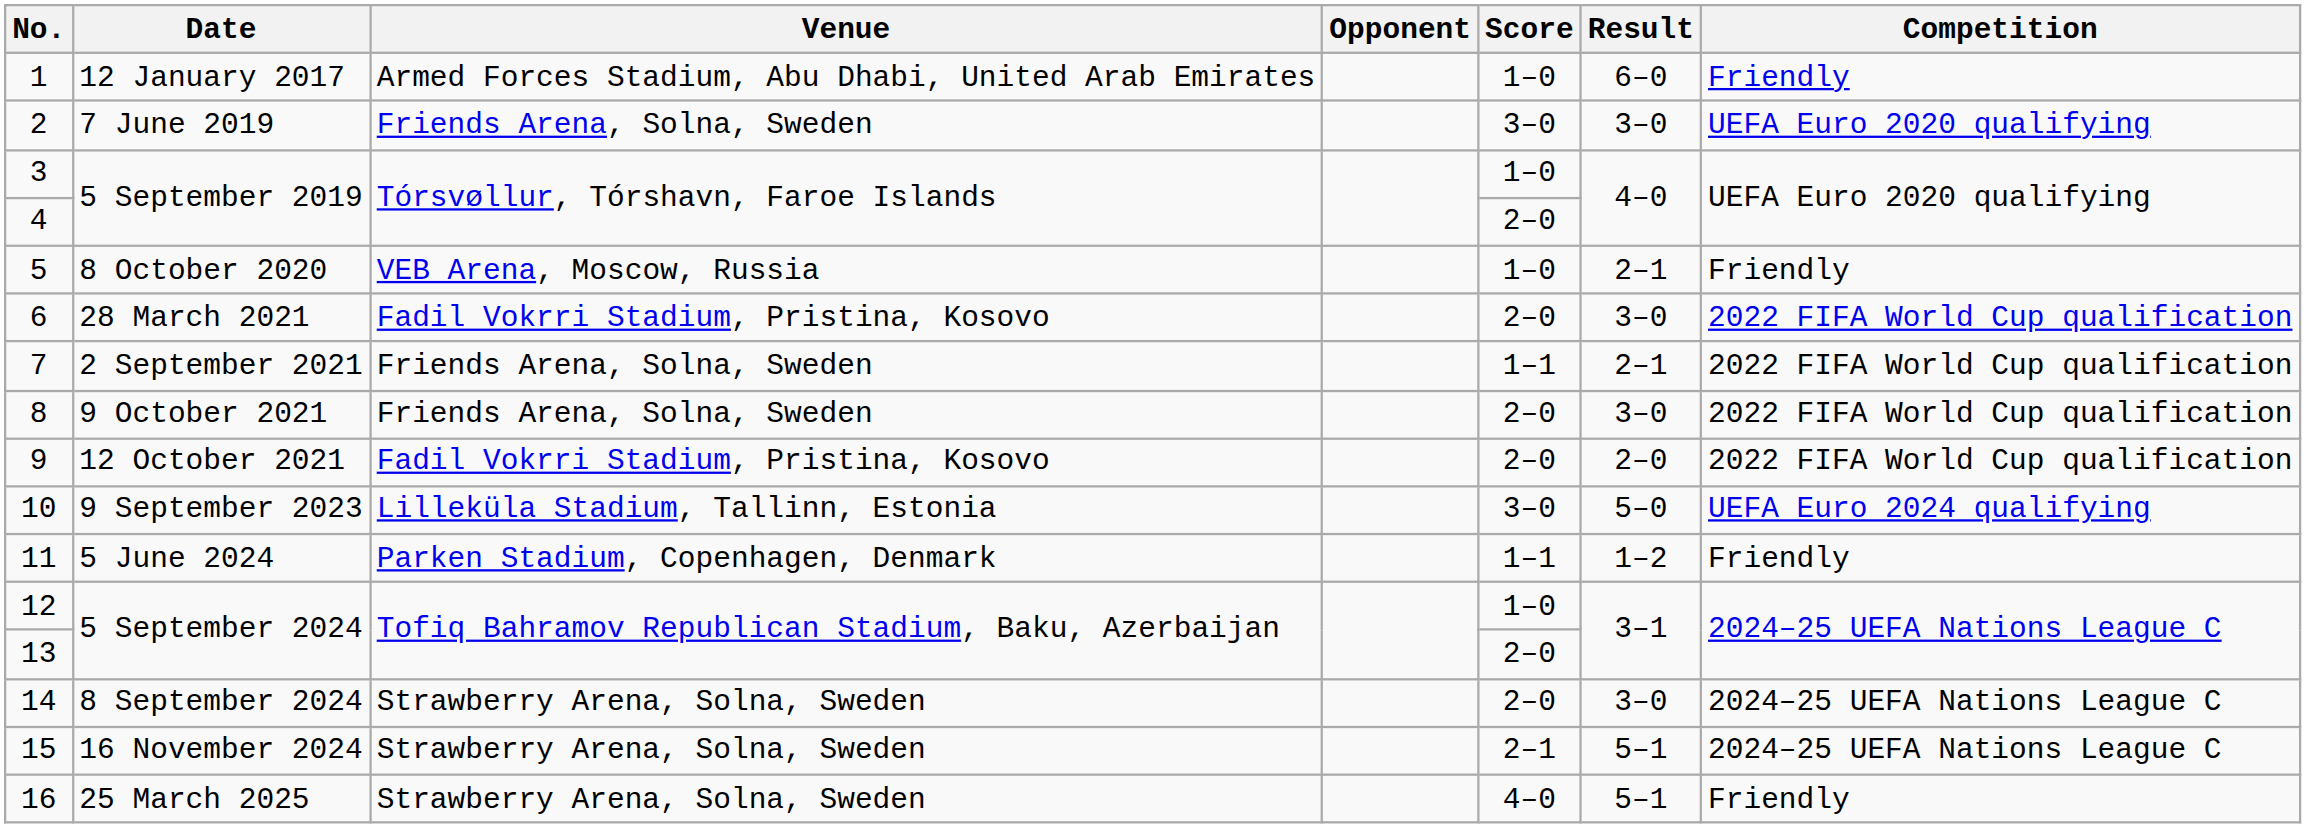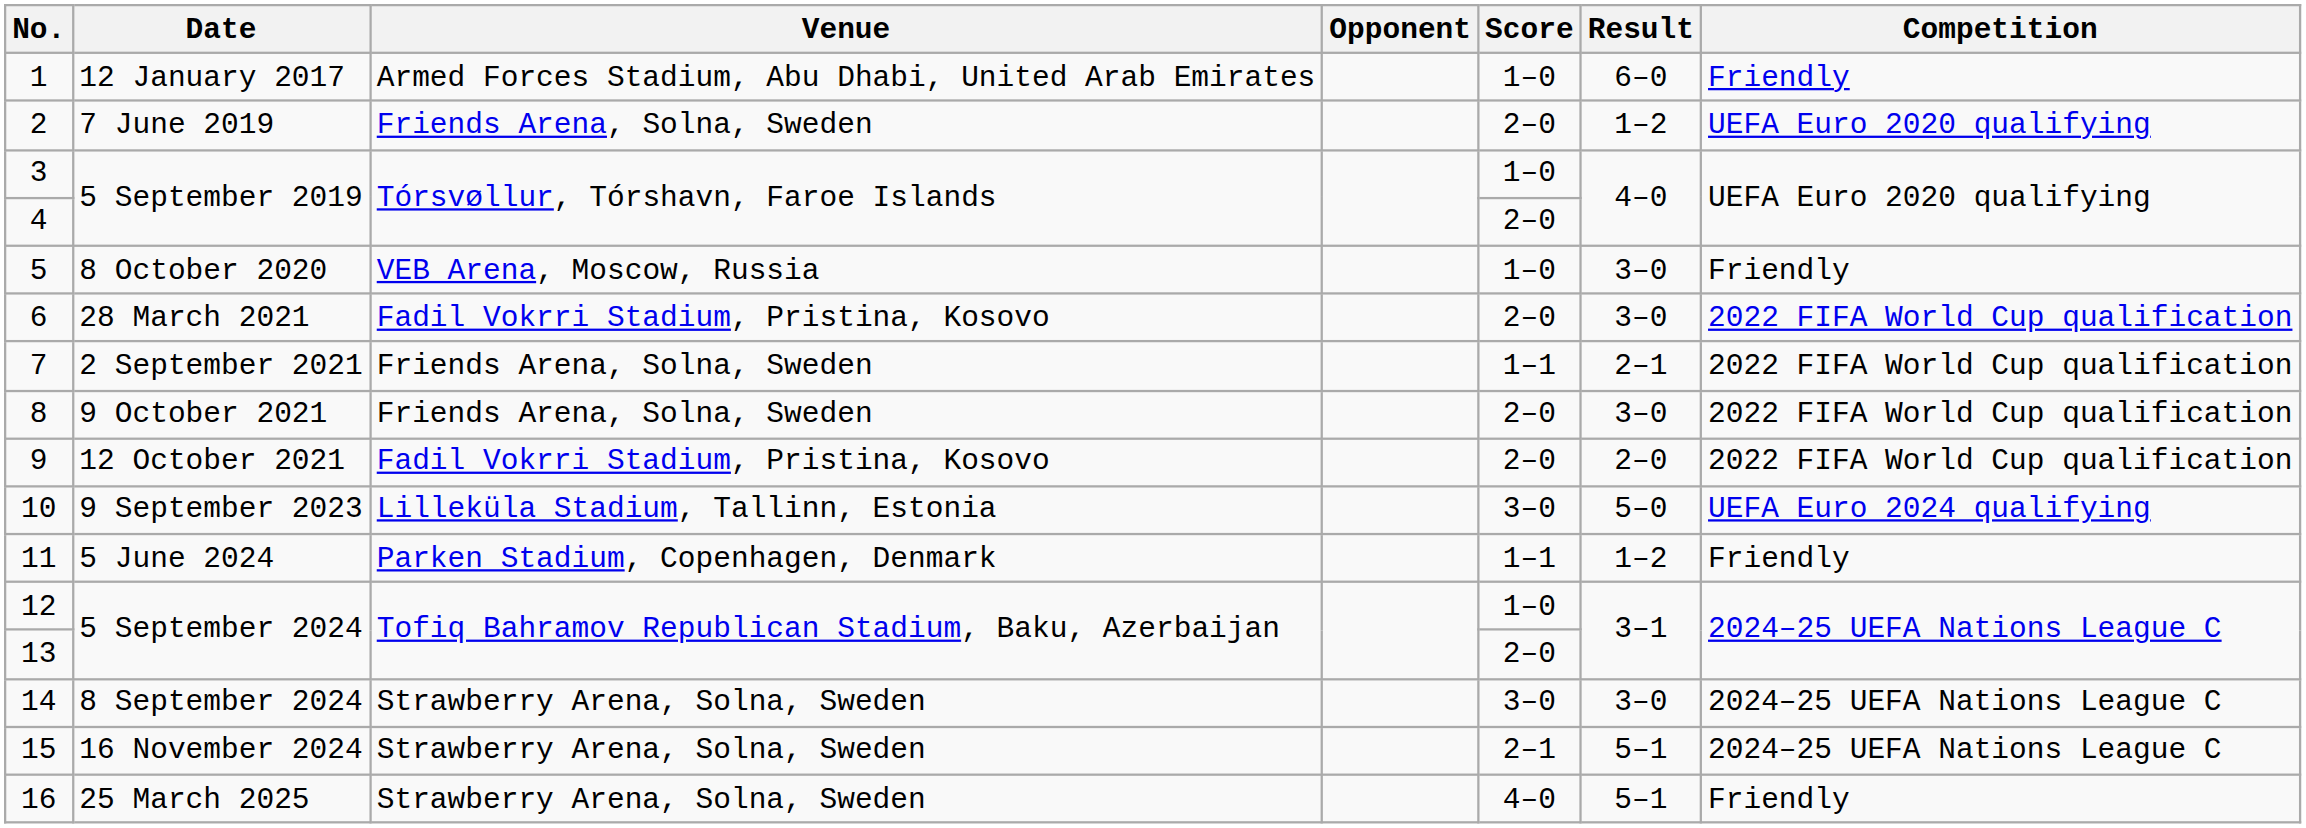(1529, 125) 3–0 -> (1529, 125) 2–0
(1641, 125) 3–0 -> (1641, 125) 1–2
(1641, 270) 2–1 -> (1641, 270) 3–0
(1529, 703) 2–0 -> (1529, 703) 3–0
